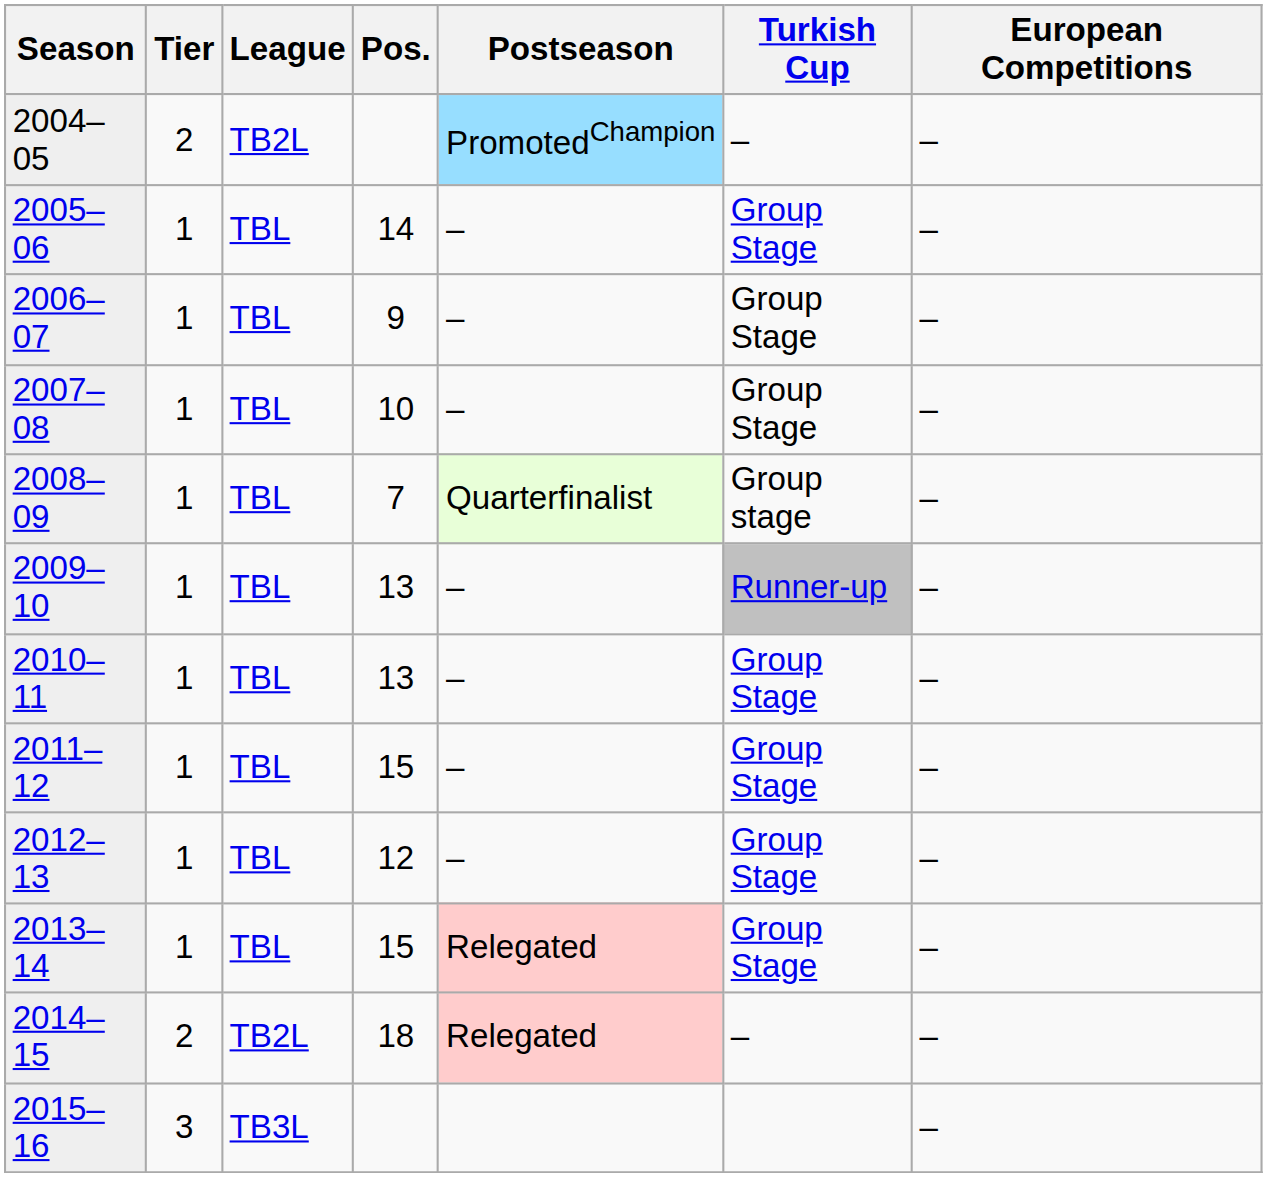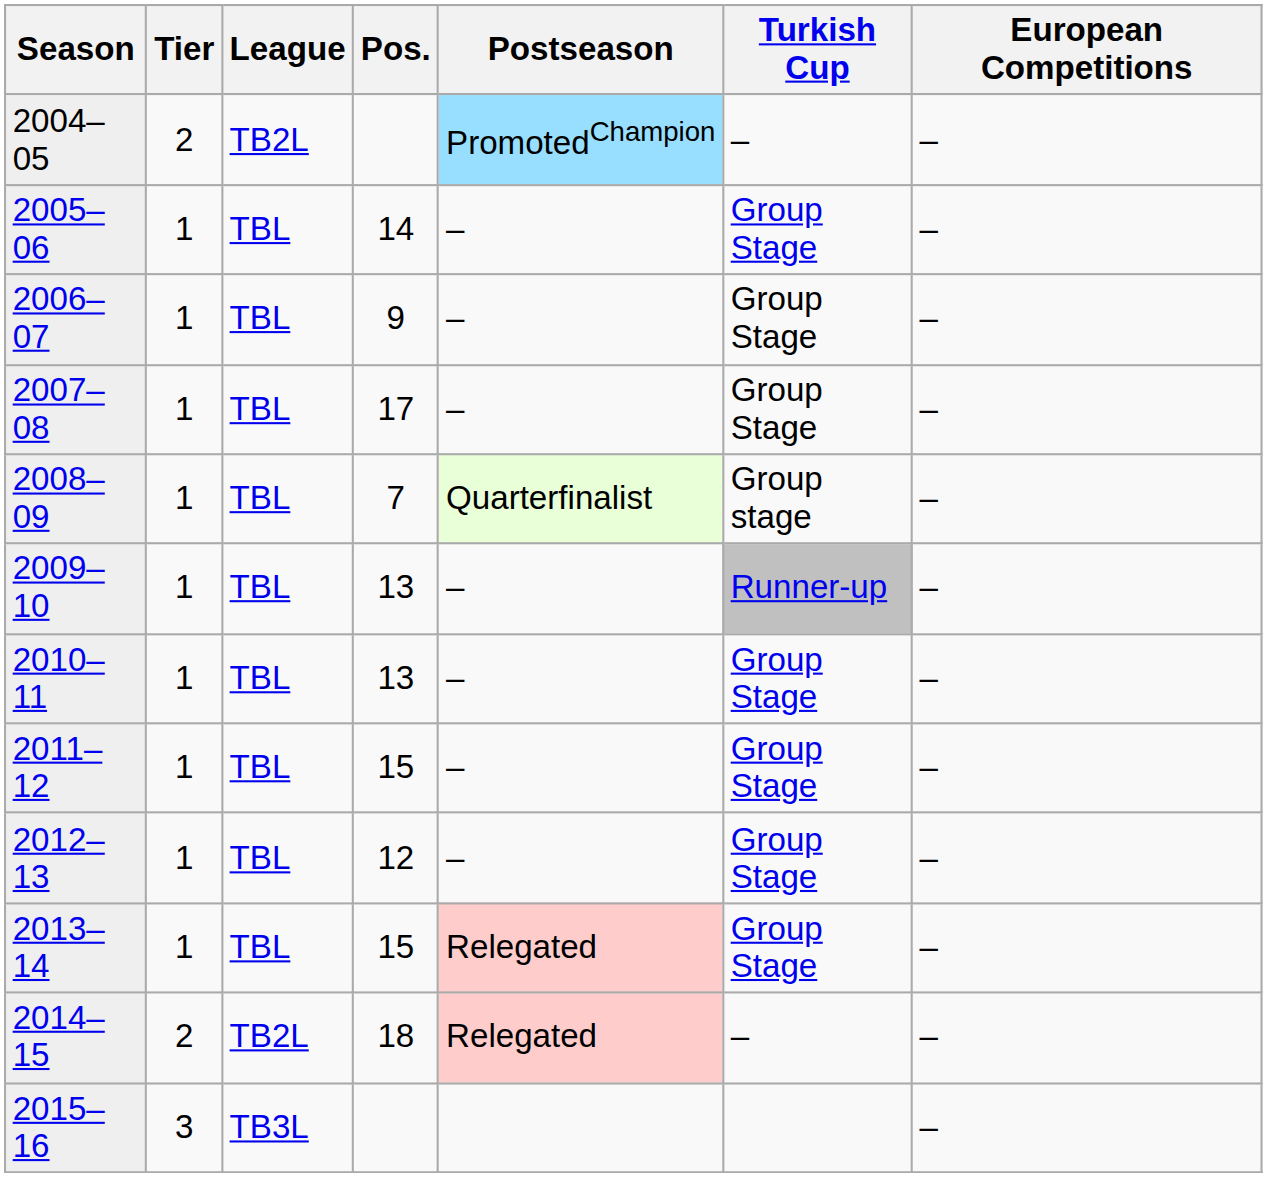(396, 408) 10 -> (396, 408) 17
